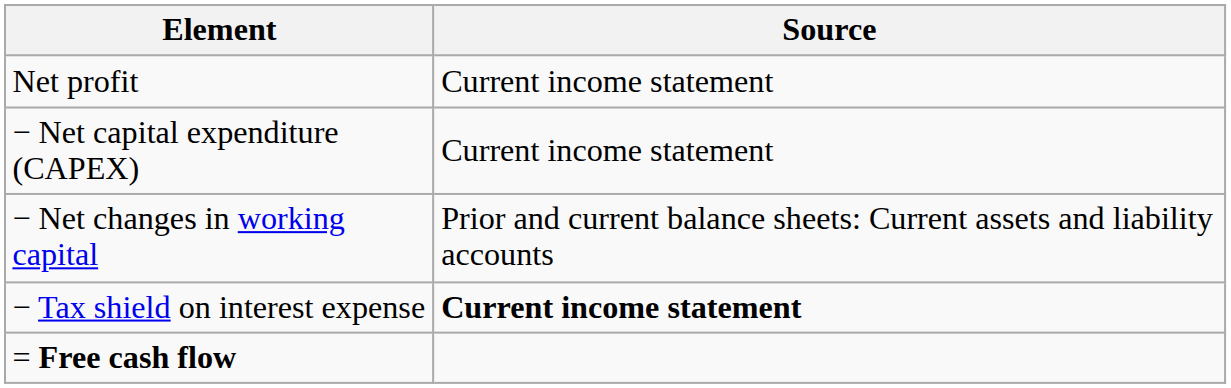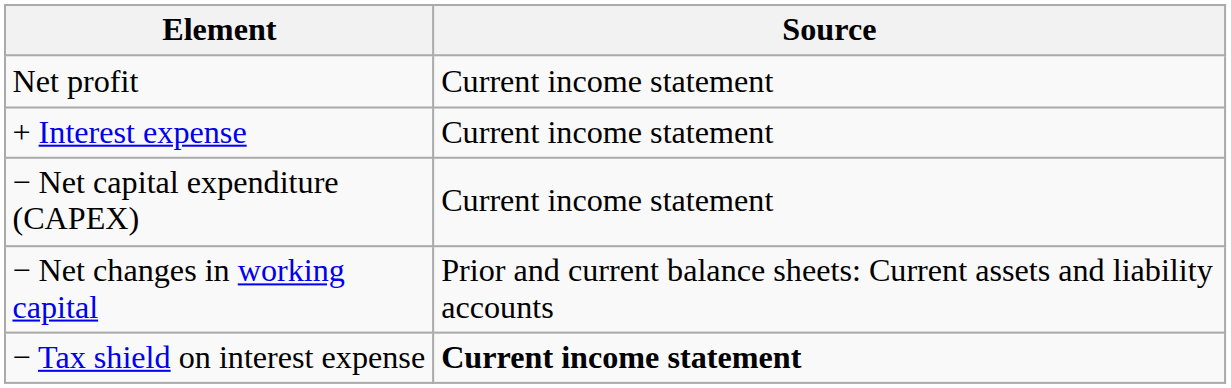+ row: (130, 132)
- row: (124, 357)
